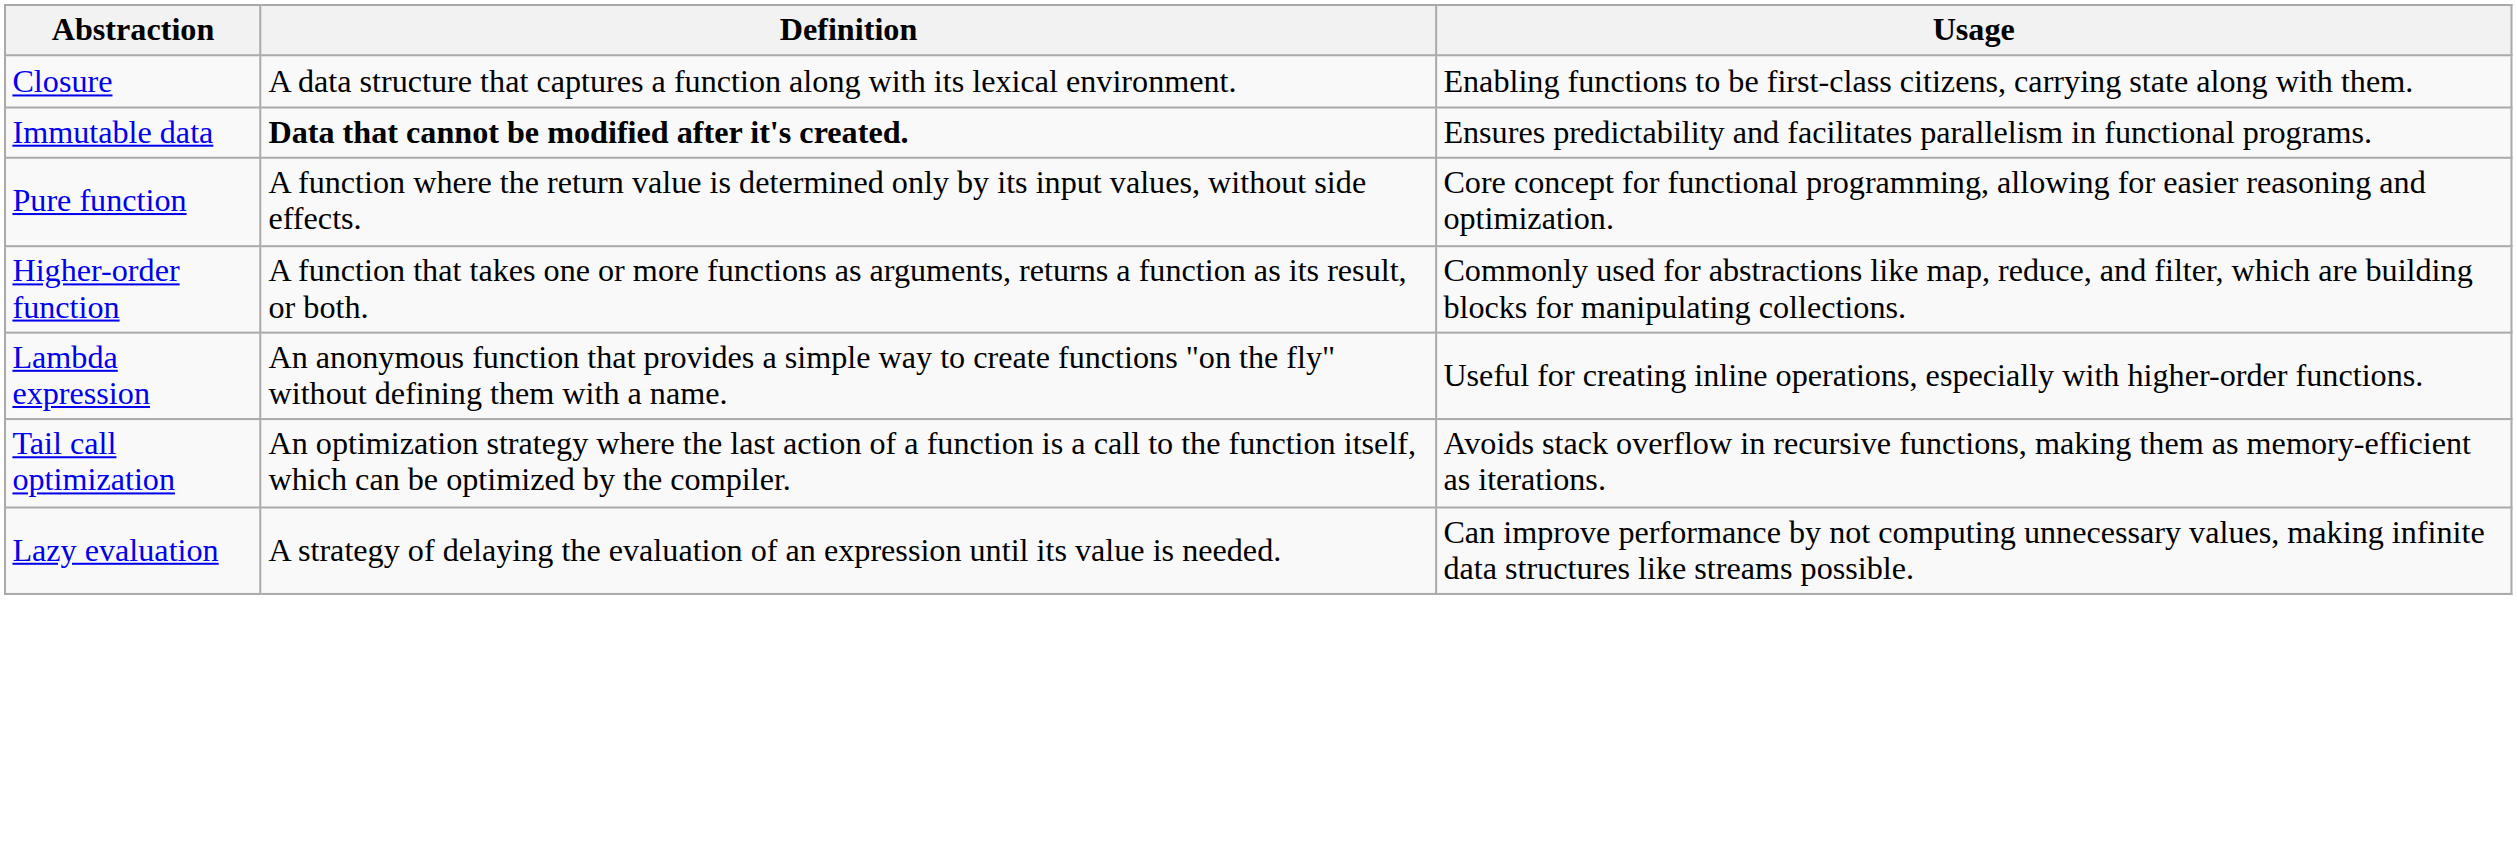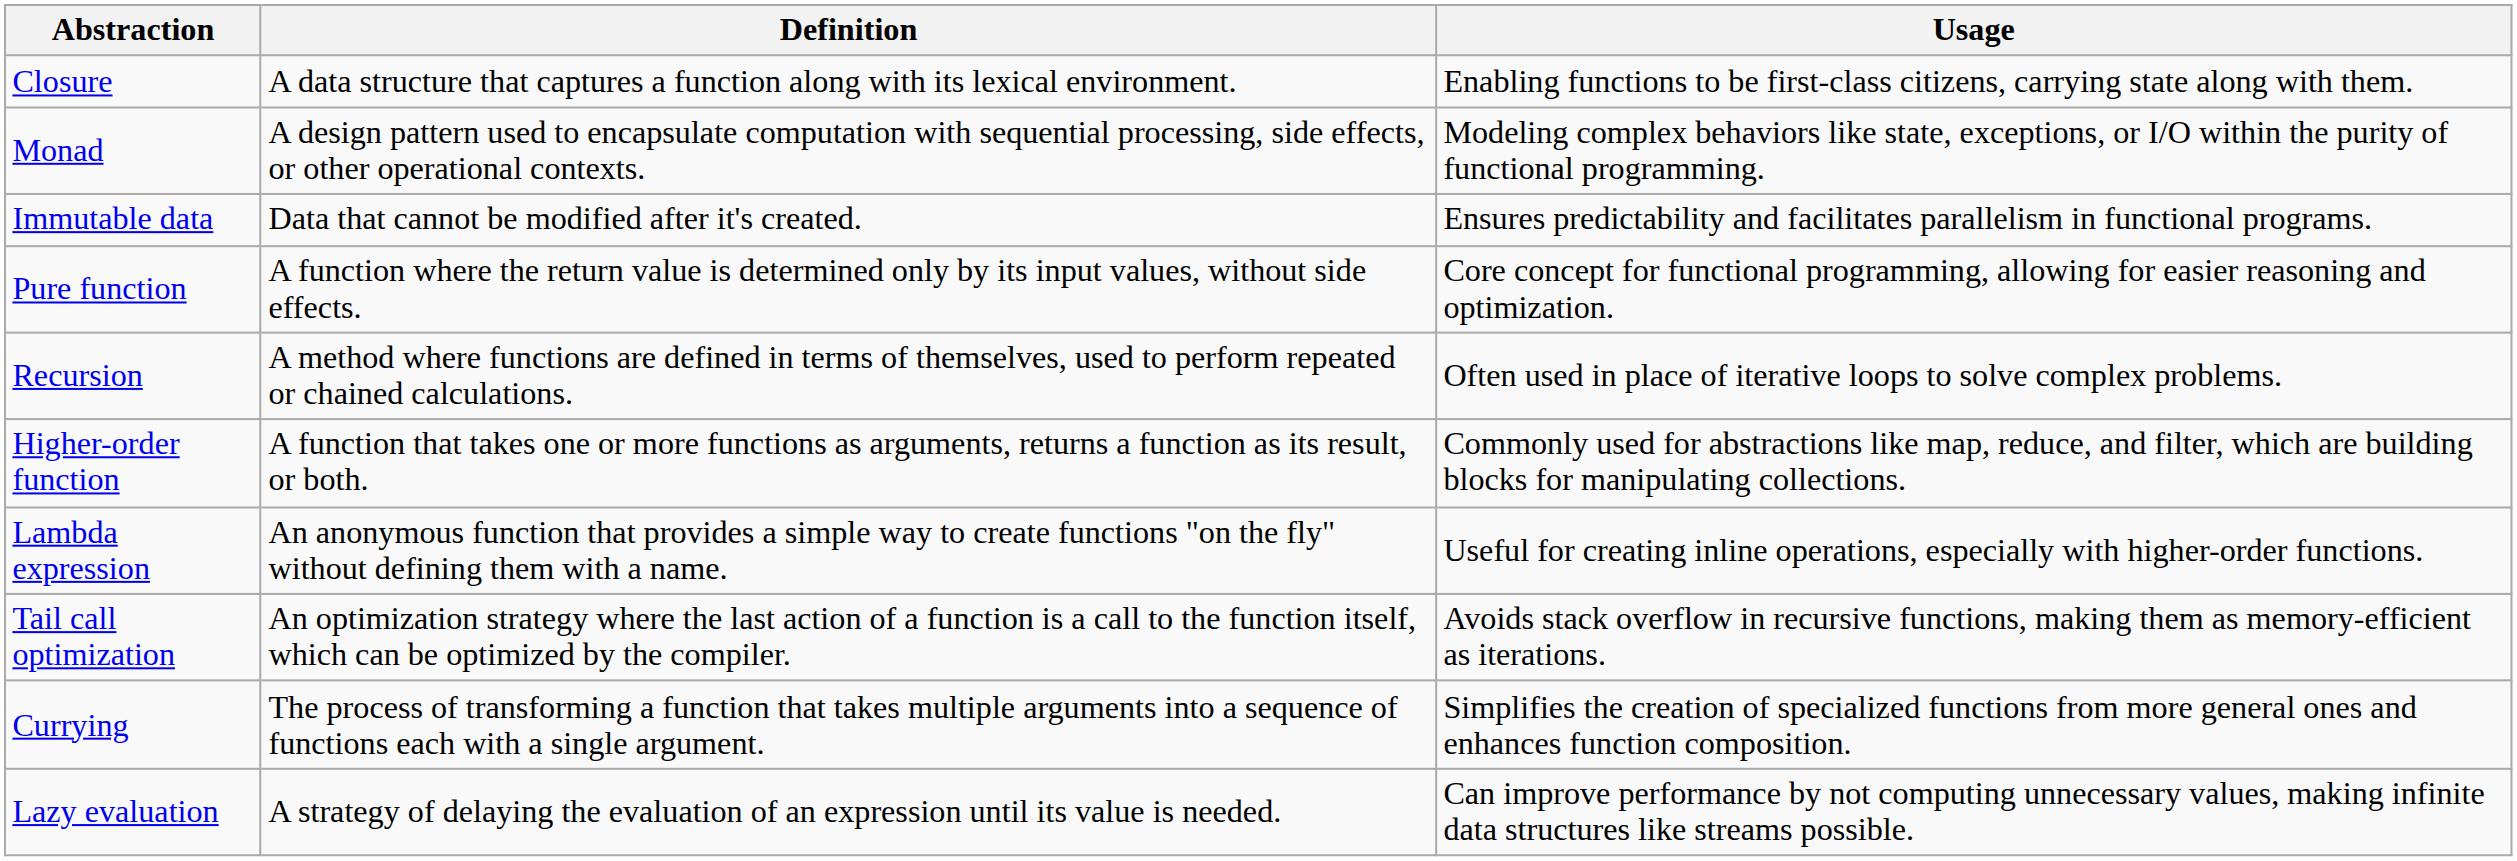+ row: (58, 150)
(589, 132) bold -> (565, 219) normal
+ row: (78, 375)
+ row: (70, 724)
